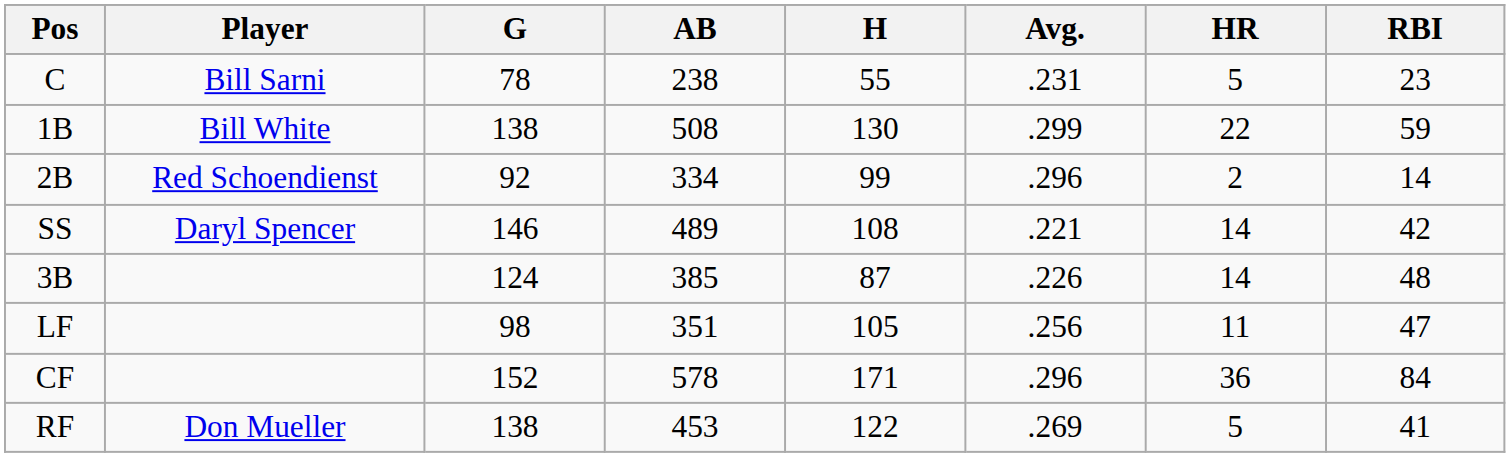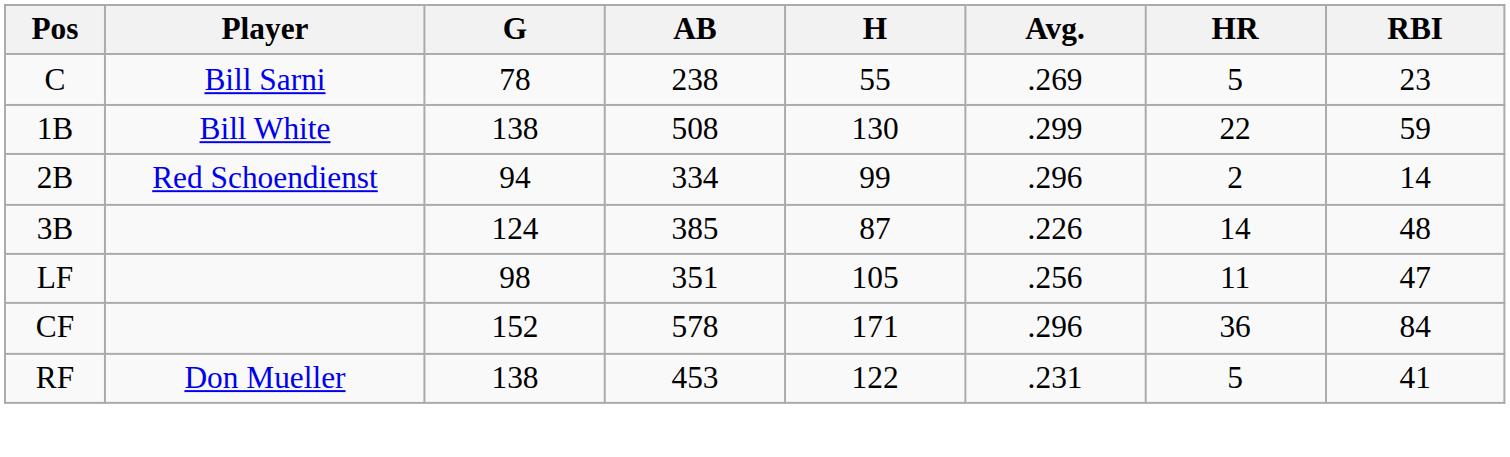(1055, 79) .231 -> (1055, 79) .269
(515, 178) 92 -> (515, 178) 94
- row: (55, 228)
(1055, 427) .269 -> (1055, 377) .231
